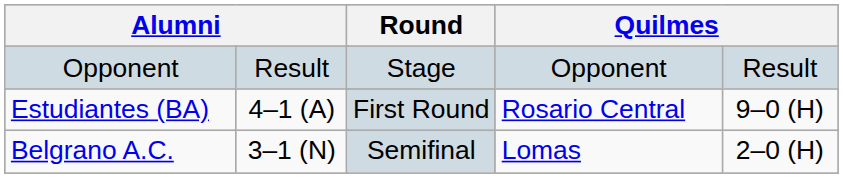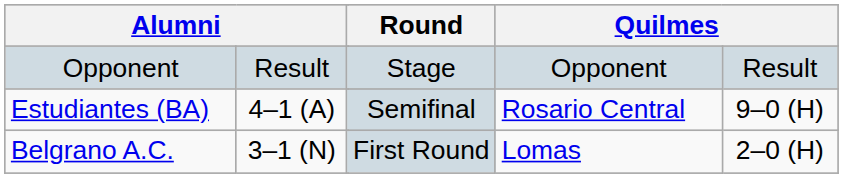(421, 109) First Round -> (421, 109) Semifinal
(421, 151) Semifinal -> (421, 151) First Round
